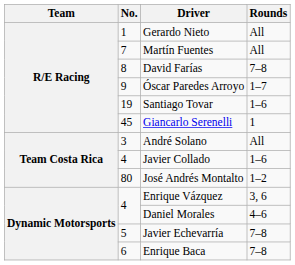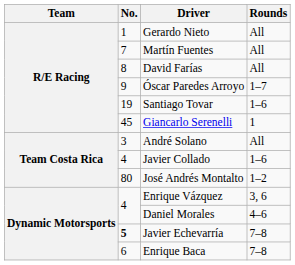(258, 68) 7–8 -> (257, 68) All
(124, 232) normal -> (124, 232) bold
